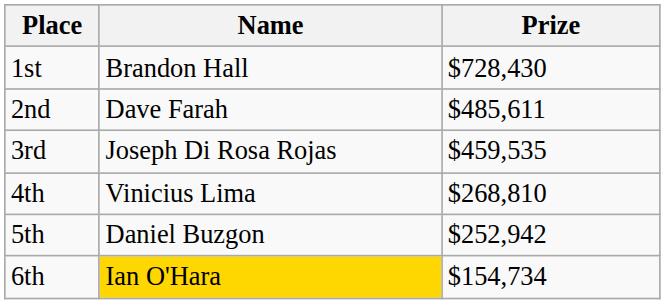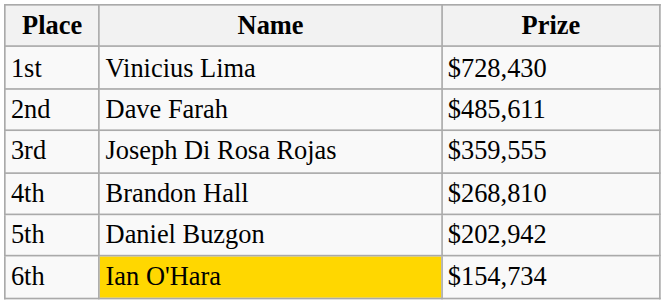(177, 67) Brandon Hall -> (181, 67) Vinicius Lima
(497, 151) $459,535 -> (497, 151) $359,555
(181, 192) Vinicius Lima -> (177, 192) Brandon Hall
(497, 234) $252,942 -> (497, 234) $202,942
